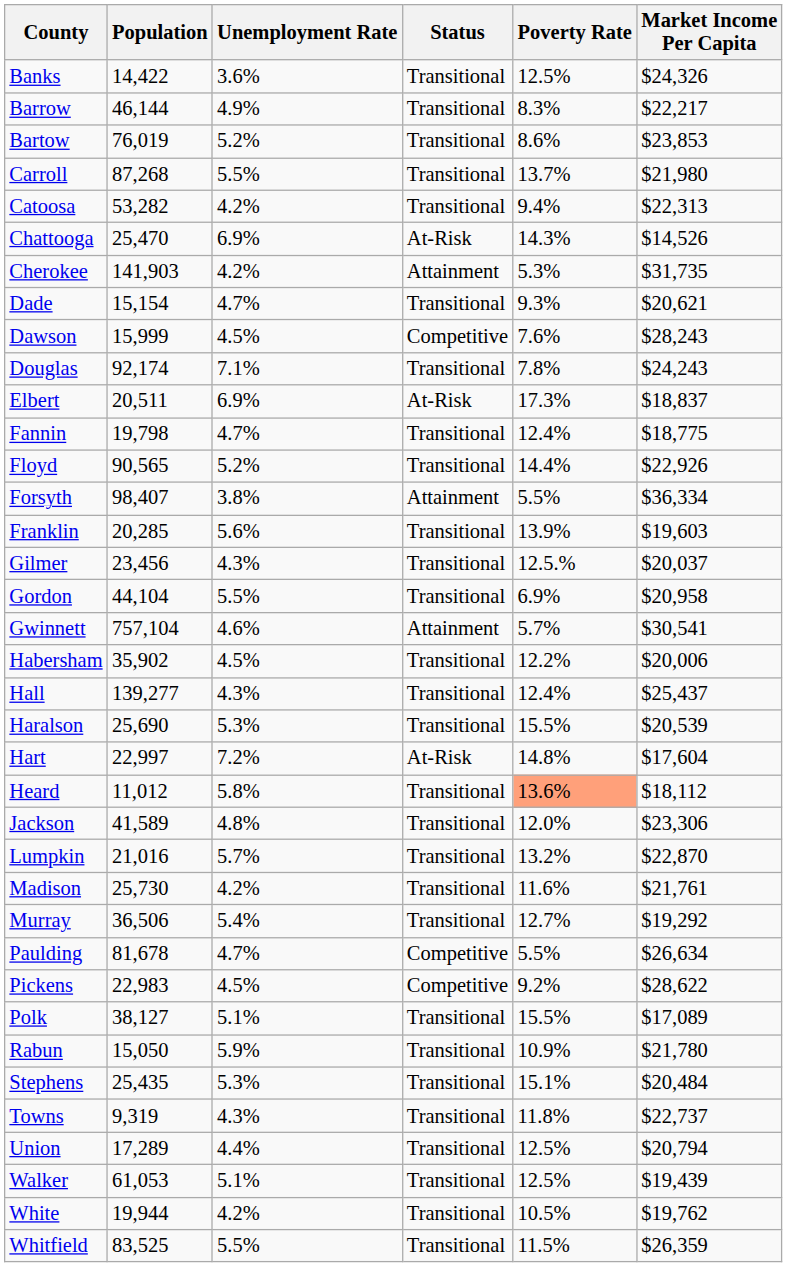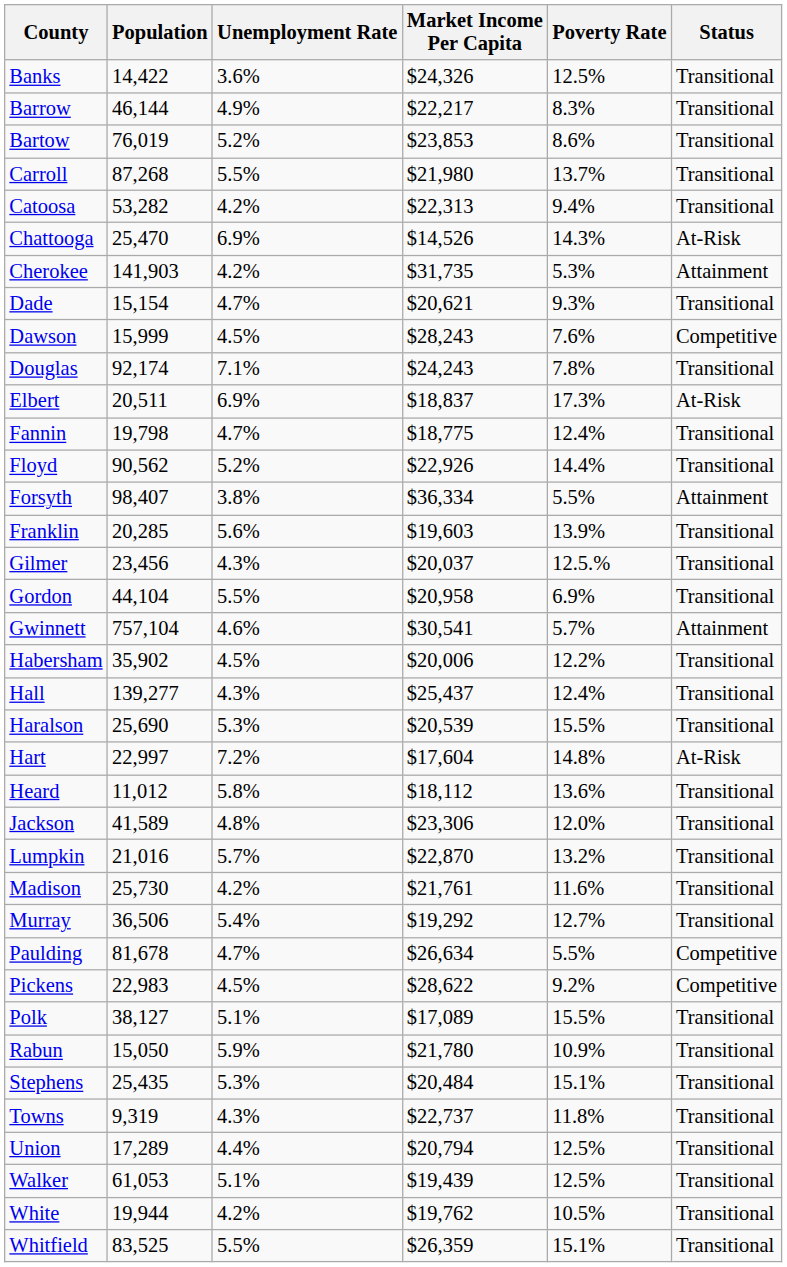columns swapped: (709, 32) <-> (457, 32)
(140, 466) 90,565 -> (140, 466) 90,562
(544, 790) lightsalmon background -> (579, 790) no background
(544, 1245) 11.5% -> (579, 1245) 15.1%
